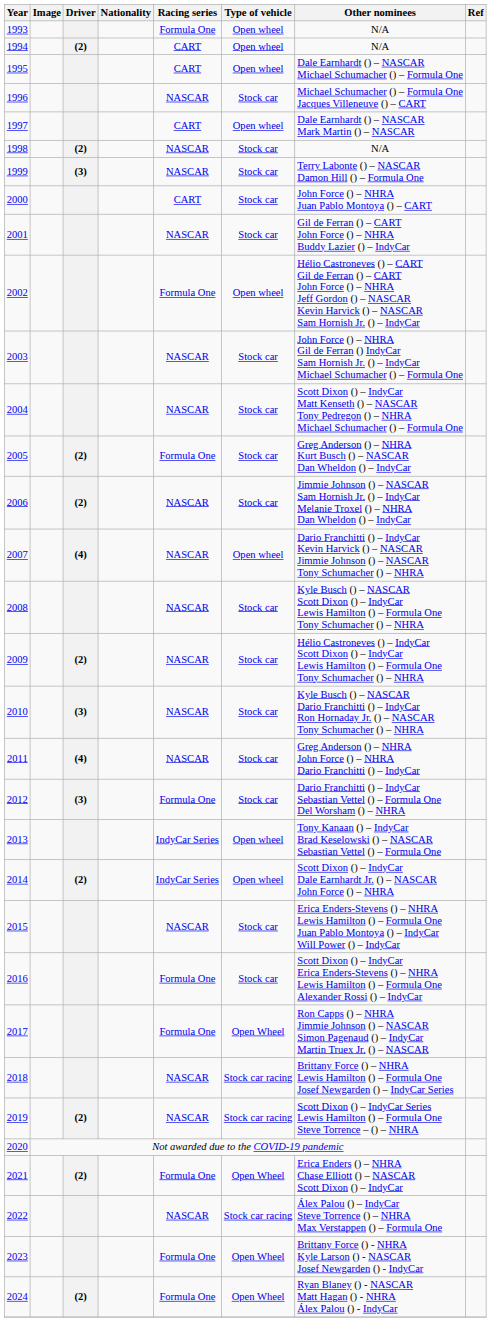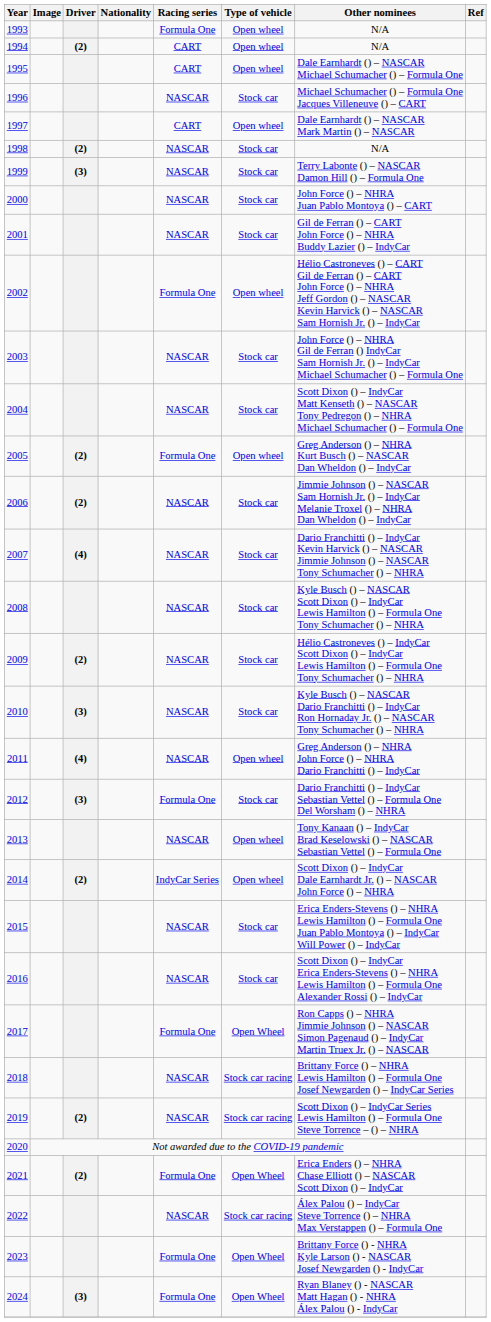(187, 200) CART -> (187, 200) NASCAR
(258, 456) Stock car -> (258, 456) Open wheel
(258, 555) Open wheel -> (258, 555) Stock car
(258, 758) Stock car -> (258, 758) Open wheel
(187, 839) IndyCar Series -> (187, 839) NASCAR
(187, 979) Formula One -> (187, 979) NASCAR
(81, 1297) (2) -> (81, 1297) (3)
